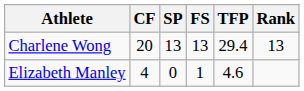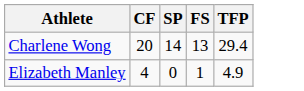- column: (276, 18)
(173, 45) 13 -> (173, 45) 14
(233, 73) 4.6 -> (233, 73) 4.9
